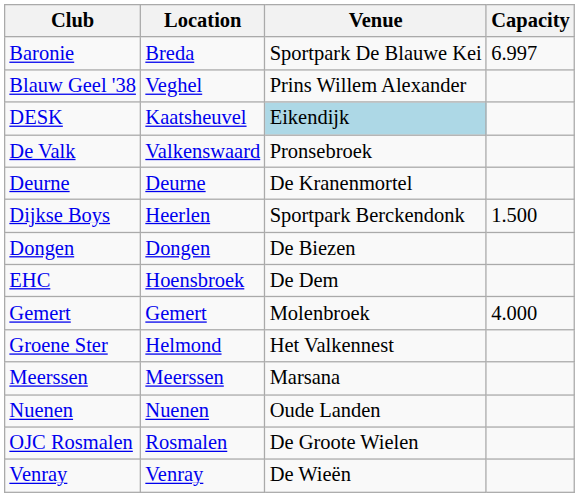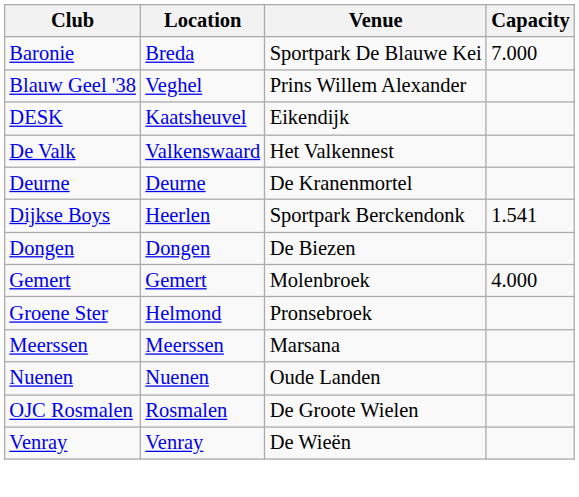(514, 53) 6.997 -> (514, 53) 7.000
(309, 118) lightblue background -> (309, 118) no background
(321, 150) Pronsebroek -> (332, 150) Het Valkennest
(514, 215) 1.500 -> (514, 215) 1.541
- row: (30, 280)
(332, 345) Het Valkennest -> (321, 313) Pronsebroek
